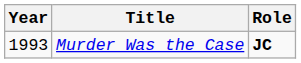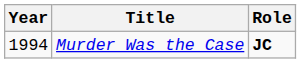(28, 45) 1993 -> (28, 45) 1994
